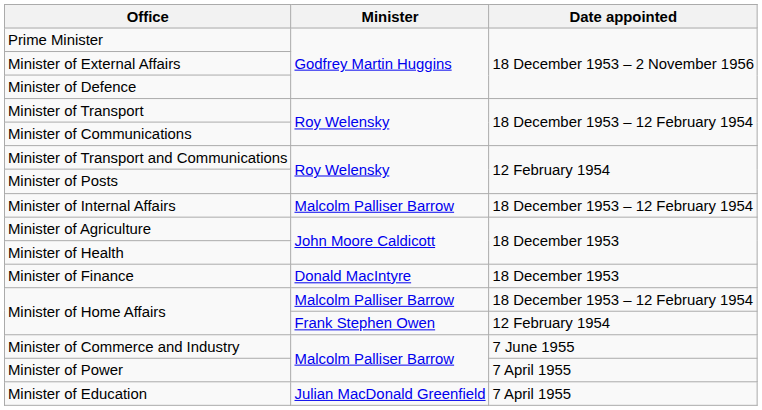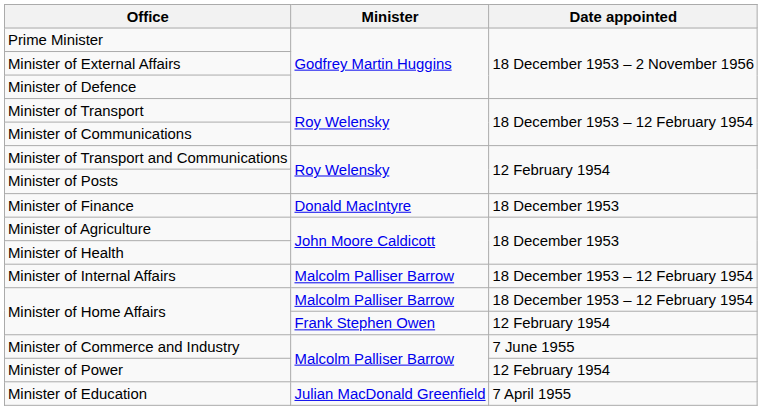rows swapped: (71, 276) <-> (92, 205)
(532, 370) 7 April 1955 -> (551, 370) 12 February 1954
